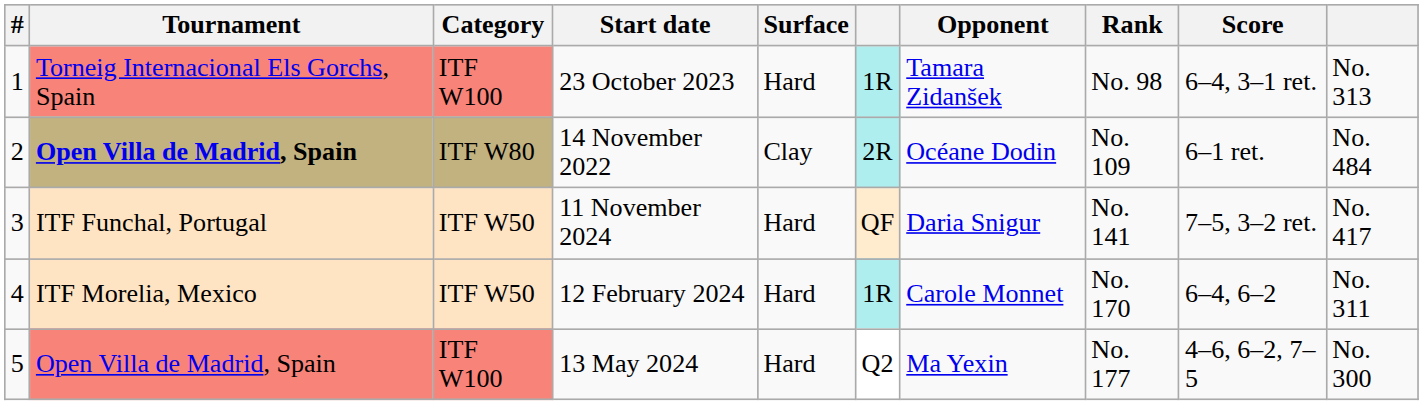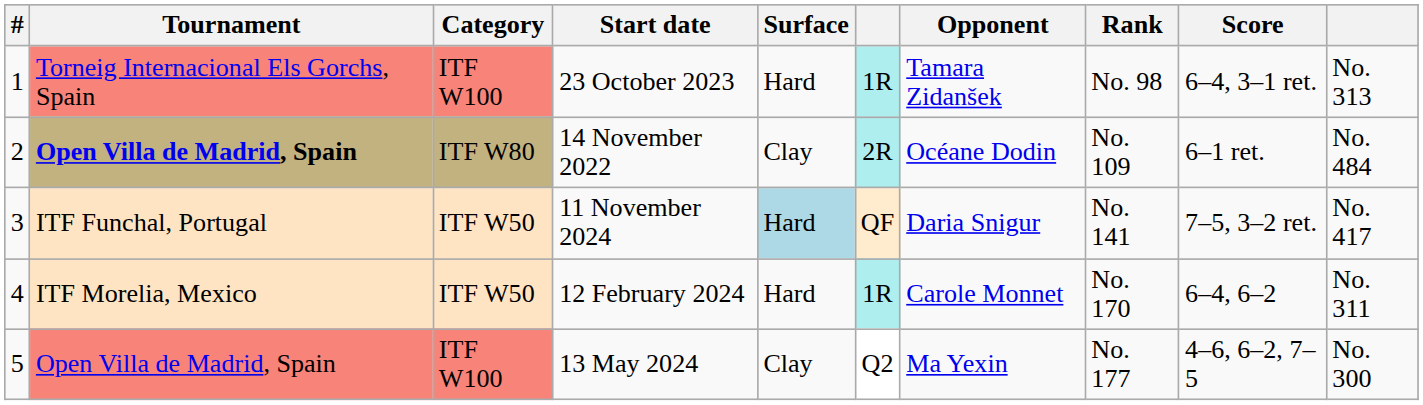(789, 222) no background -> (789, 222) lightblue background
(789, 364) Hard -> (788, 364) Clay
